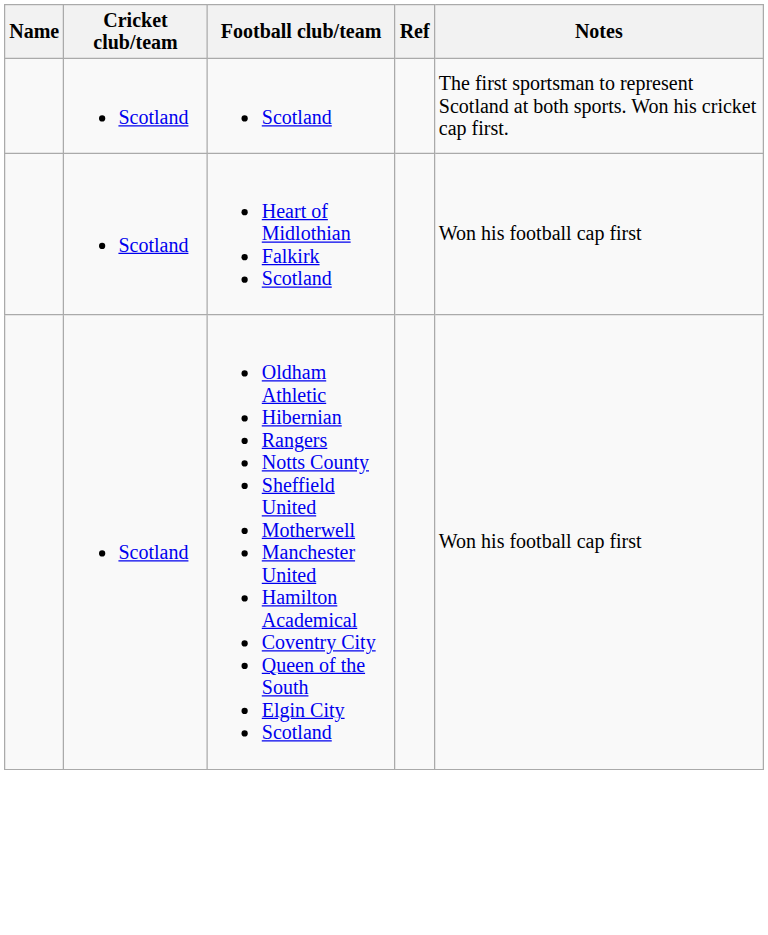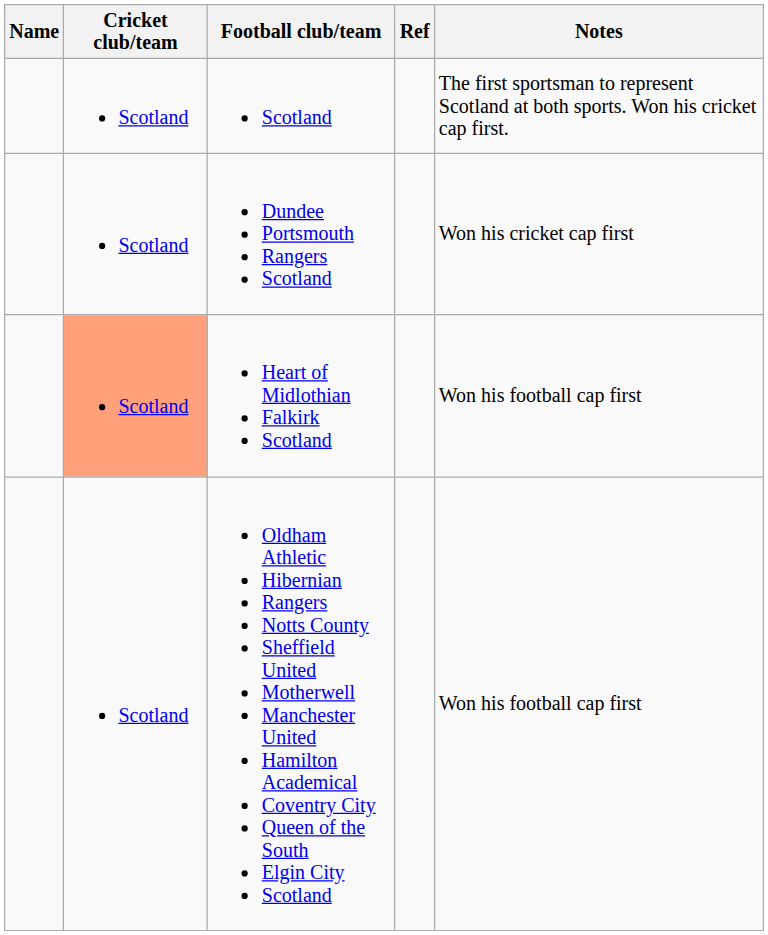+ row: (301, 245)
(135, 245) no background -> (135, 407) lightsalmon background
